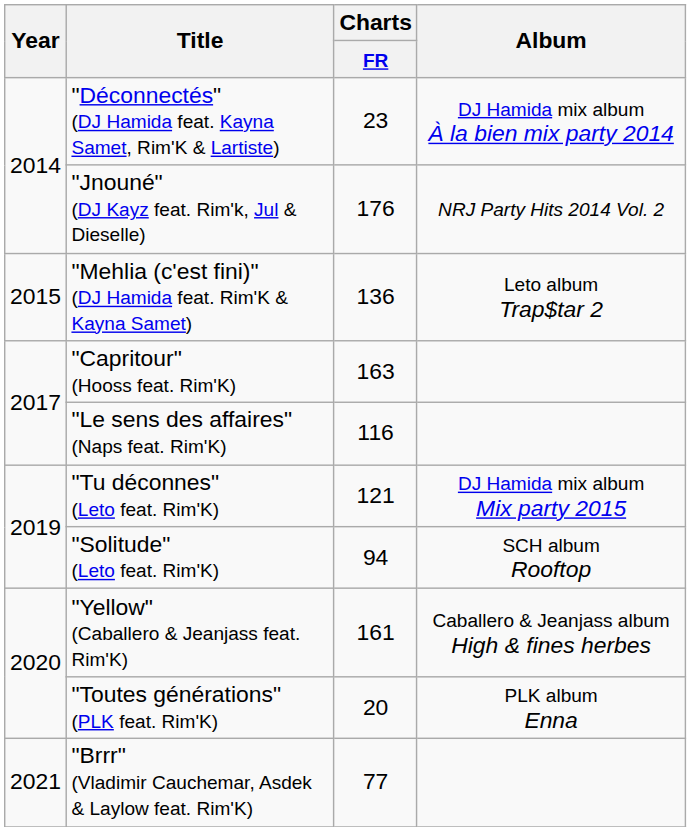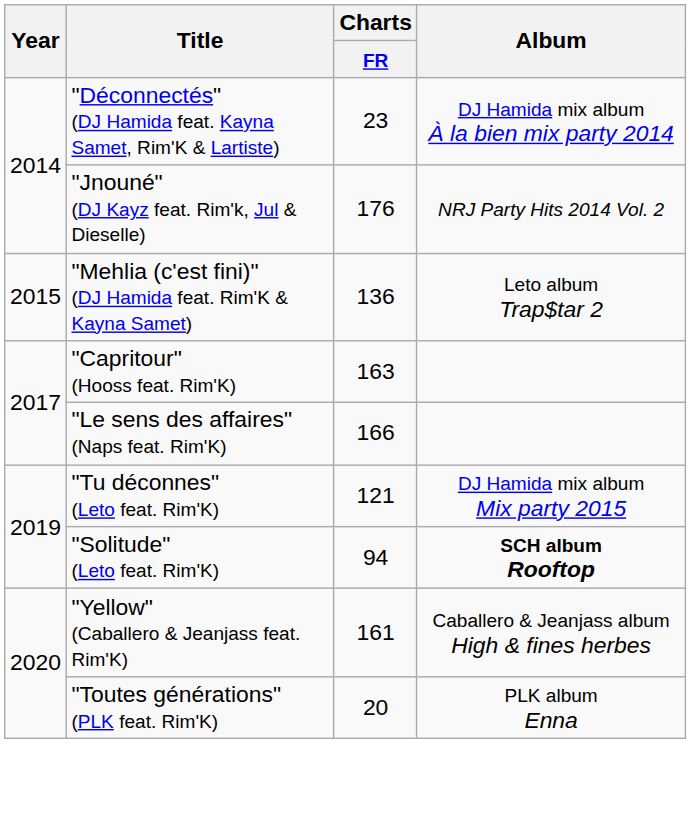(376, 433) 116 -> (376, 433) 166
(551, 558) normal -> (551, 557) bold
- row: (192, 782)
